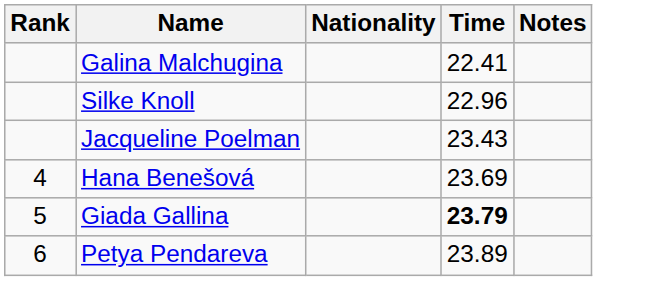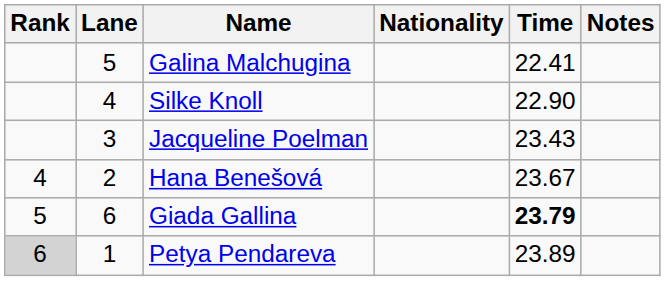+ column: (109, 23)
(477, 100) 22.96 -> (545, 100) 22.90
(477, 178) 23.69 -> (545, 178) 23.67
(40, 255) no background -> (40, 255) lightgrey background
